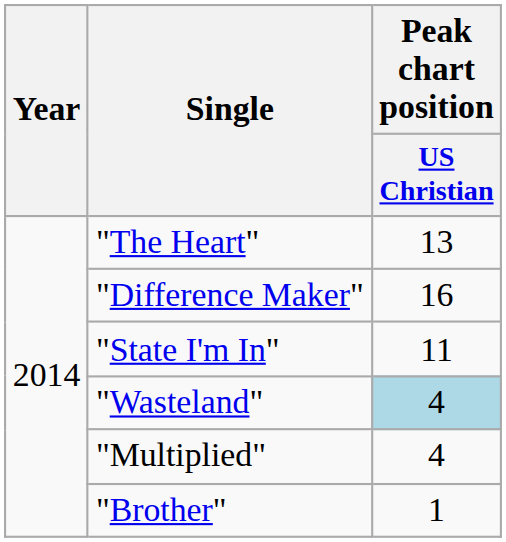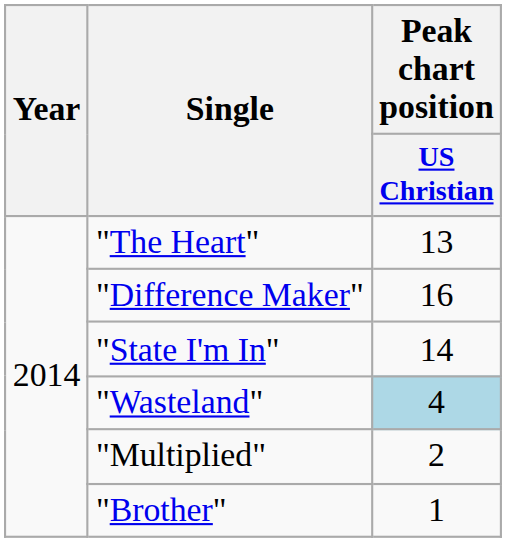(437, 348) 11 -> (437, 348) 14
(437, 455) 4 -> (437, 455) 2
